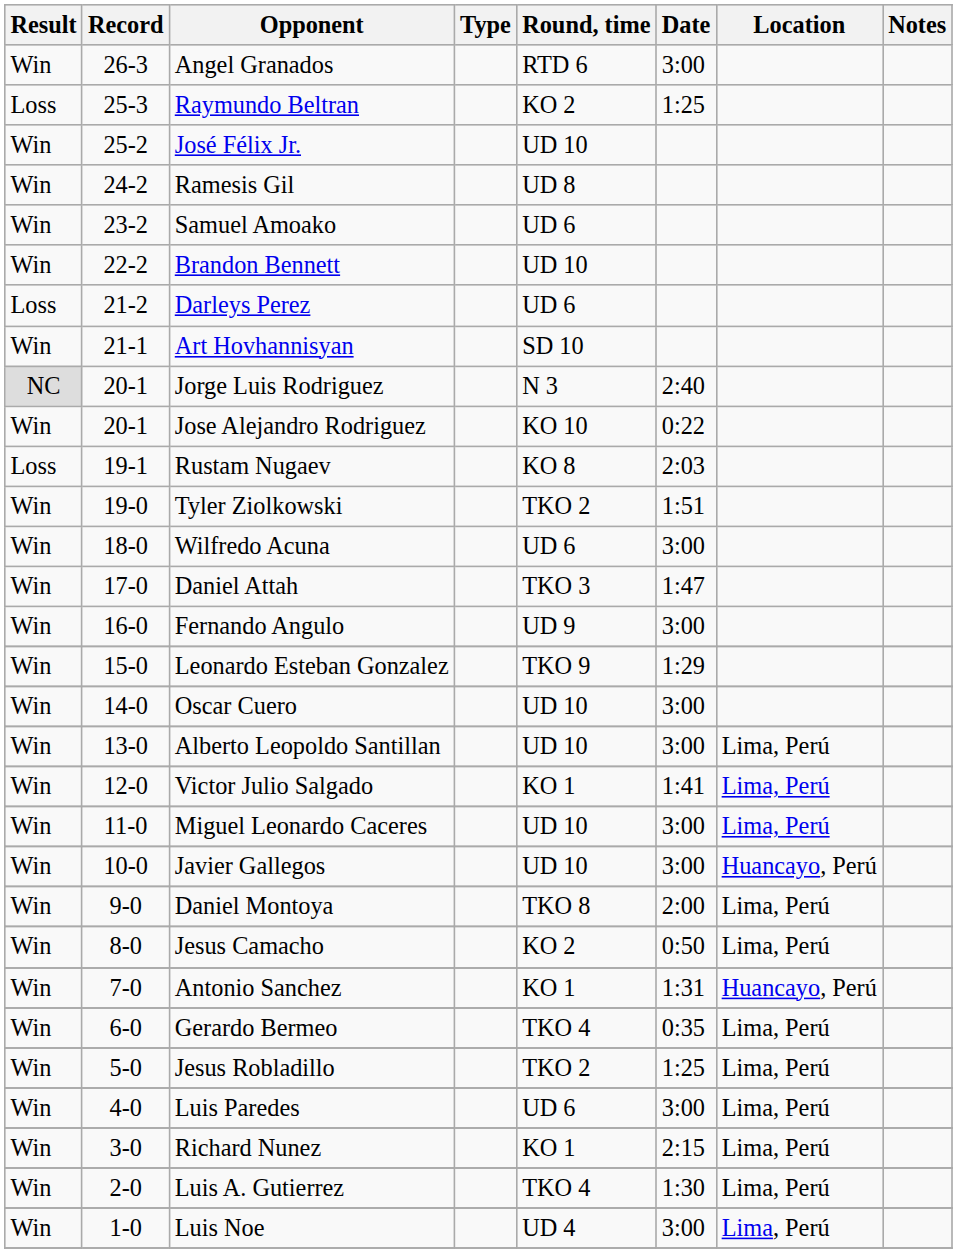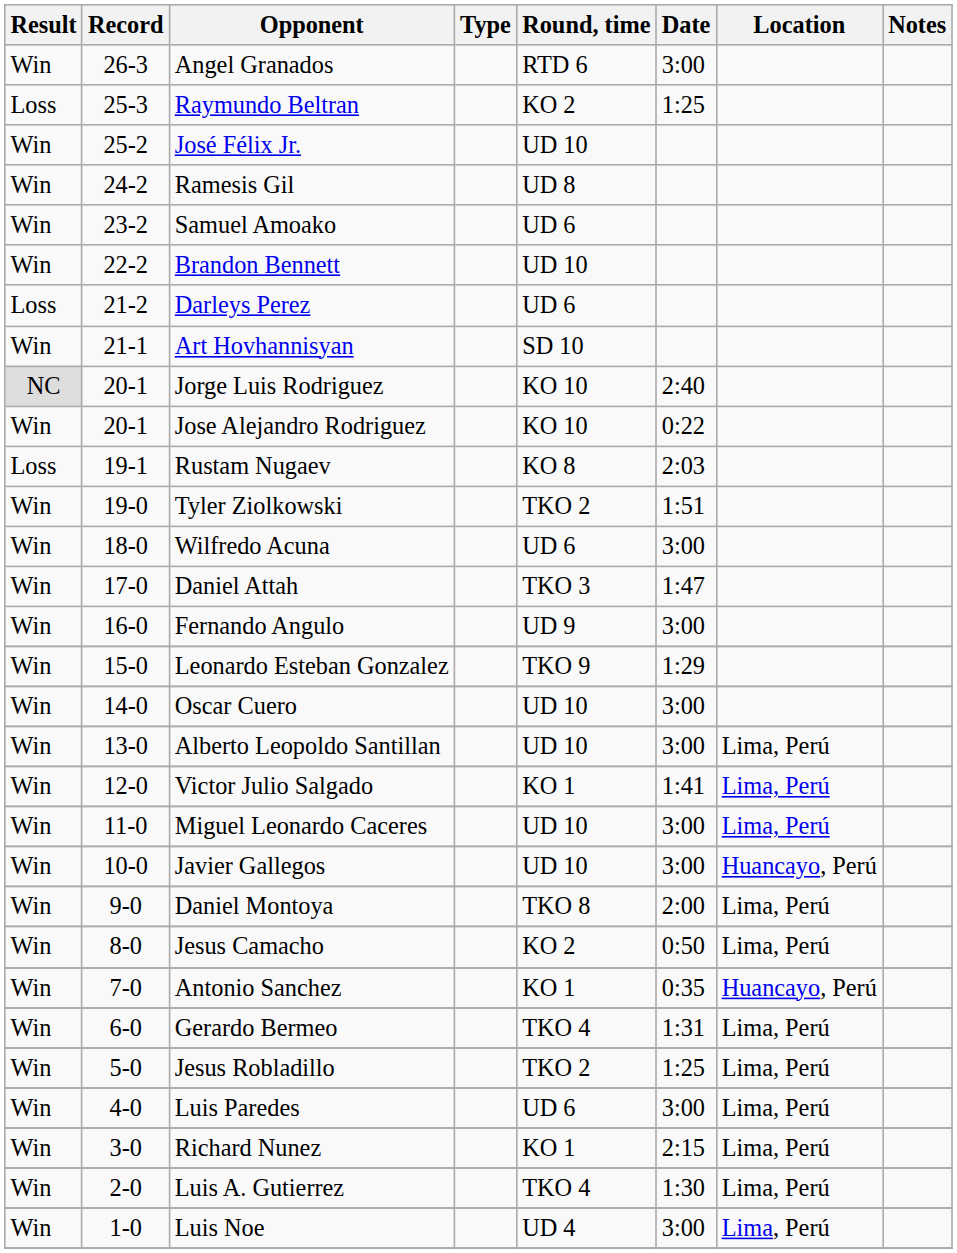(540, 385) N 3 -> (555, 385) KO 10
(683, 987) 1:31 -> (683, 987) 0:35
(683, 1027) 0:35 -> (683, 1027) 1:31
